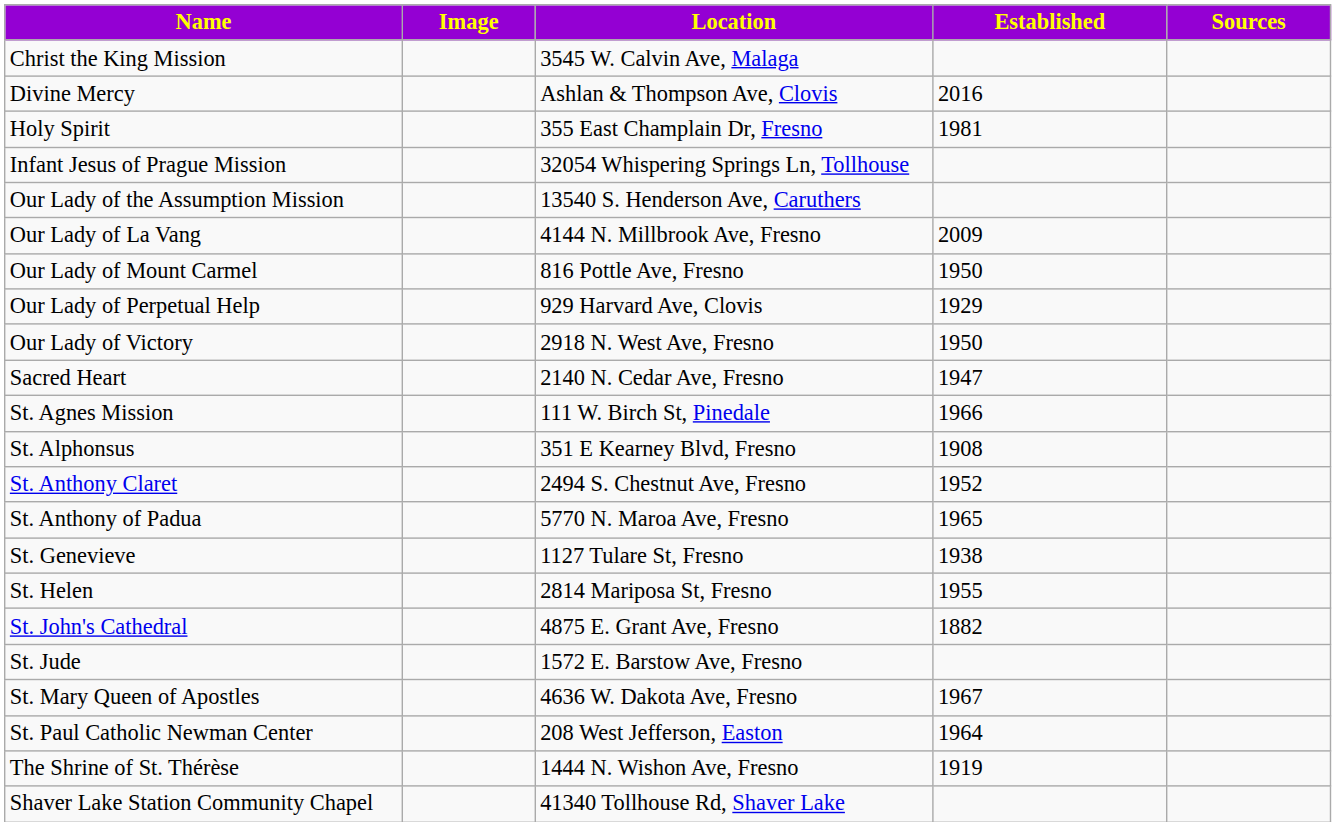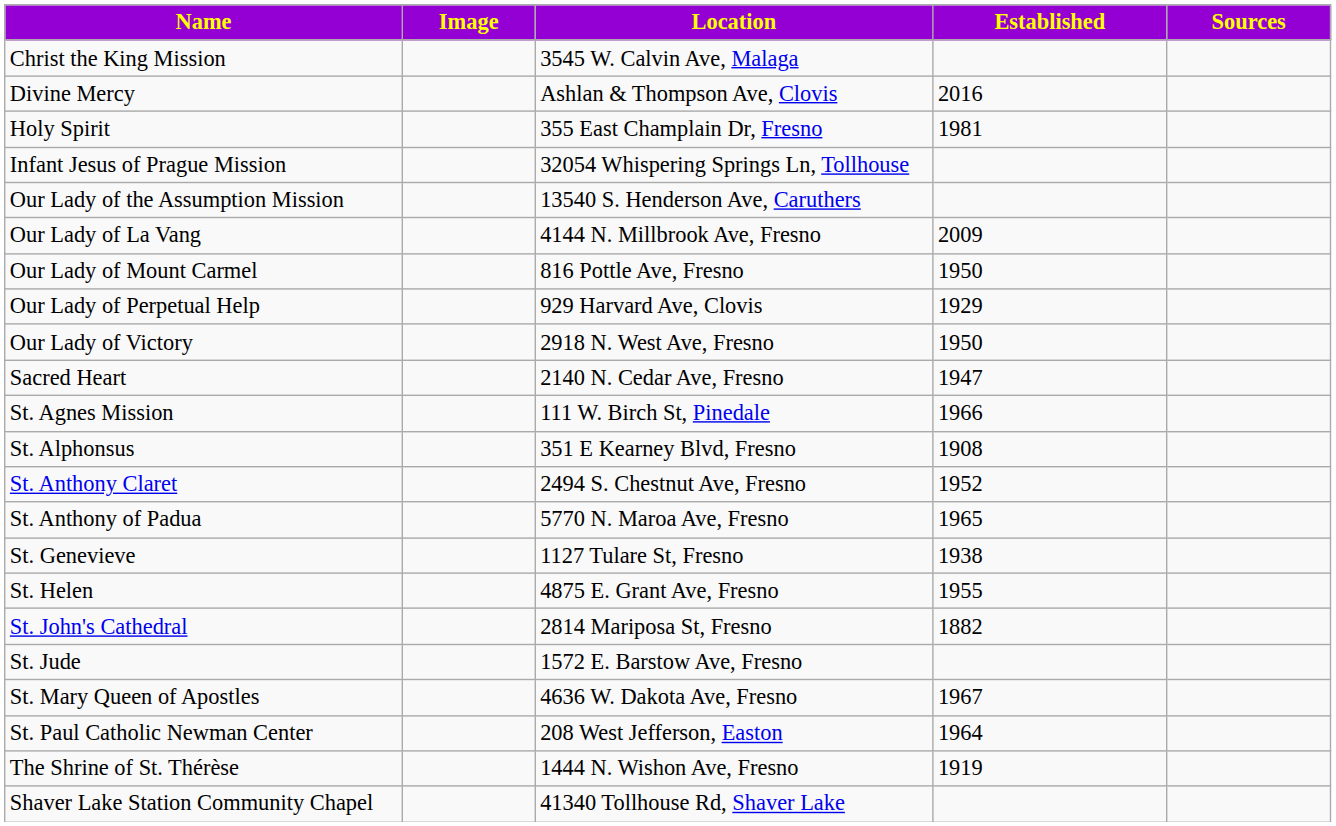(656, 590) 2814 Mariposa St, Fresno -> (659, 590) 4875 E. Grant Ave, Fresno
(659, 626) 4875 E. Grant Ave, Fresno -> (656, 626) 2814 Mariposa St, Fresno
